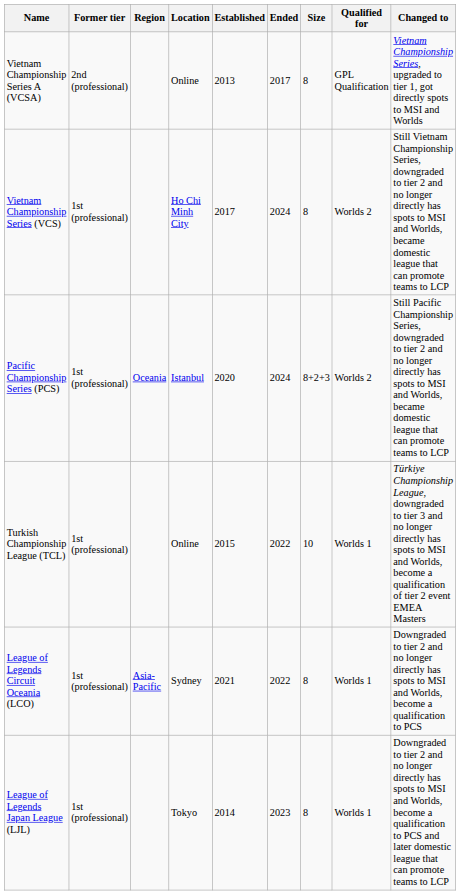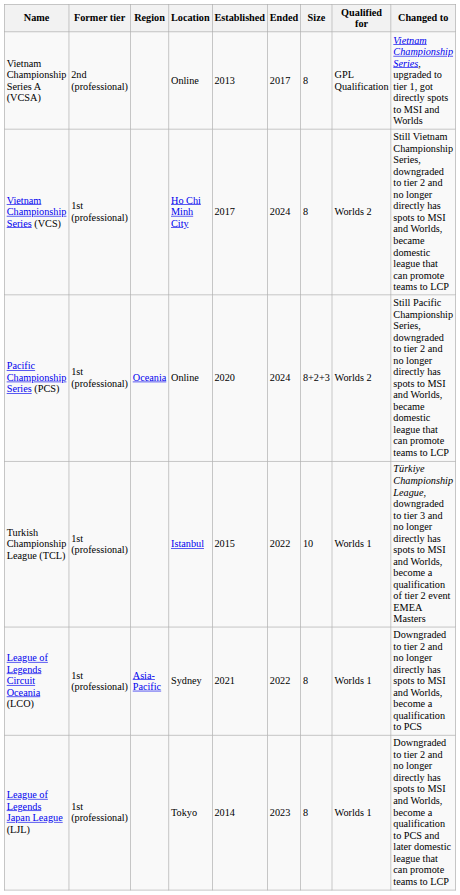(187, 378) Istanbul -> (185, 378) Online
(185, 544) Online -> (187, 544) Istanbul
